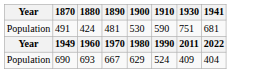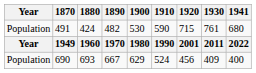+ column: (189, 12)
(112, 28) 481 -> (112, 28) 482
(187, 28) 751 -> (211, 28) 761
(211, 28) 681 -> (236, 28) 680
(211, 60) 404 -> (236, 60) 400
